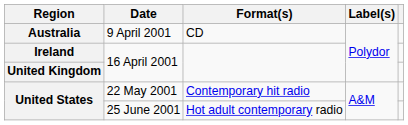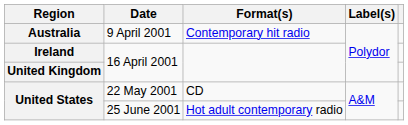(195, 33) CD -> (248, 33) Contemporary hit radio
(248, 91) Contemporary hit radio -> (195, 91) CD
